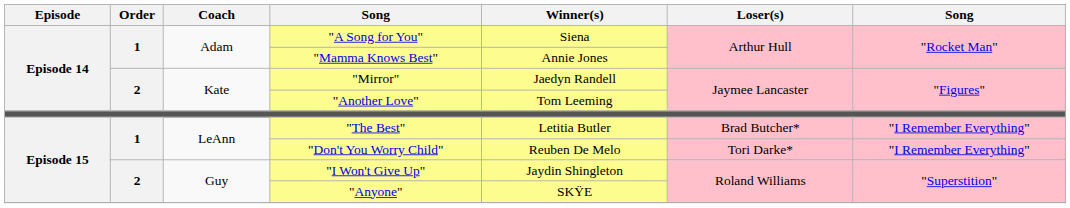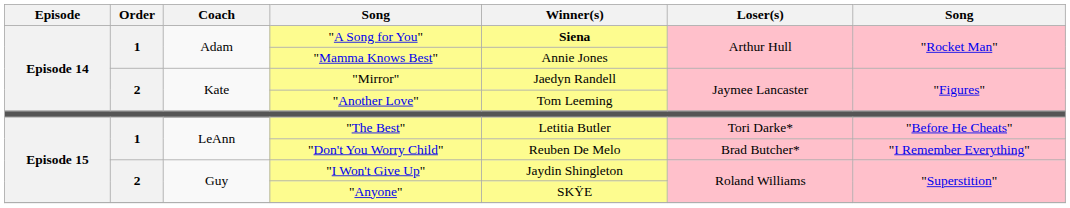(575, 36) normal -> (575, 36) bold
(760, 127) Brad Butcher* -> (760, 127) Tori Darke*
(959, 127) "I Remember Everything" -> (959, 127) "Before He Cheats"
(760, 149) Tori Darke* -> (760, 149) Brad Butcher*
